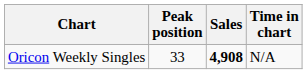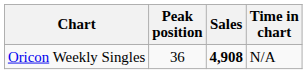(177, 56) 33 -> (177, 56) 36
